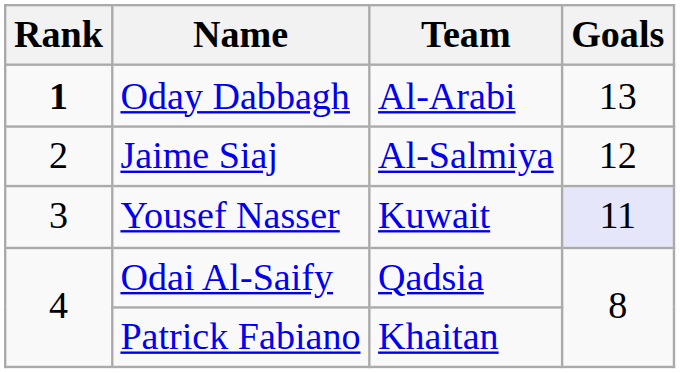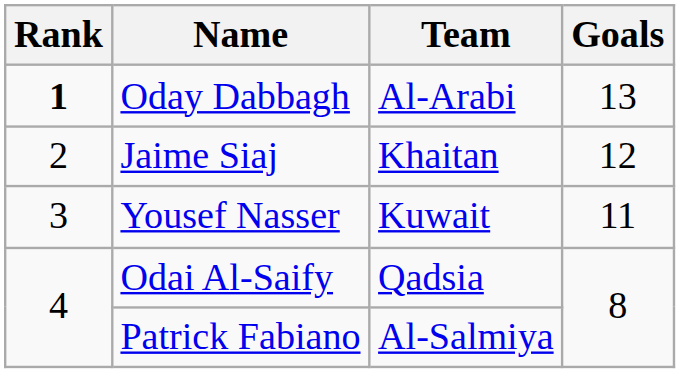(466, 155) Al-Salmiya -> (438, 155) Khaitan
(618, 215) lavender background -> (618, 215) no background
(438, 336) Khaitan -> (466, 336) Al-Salmiya
